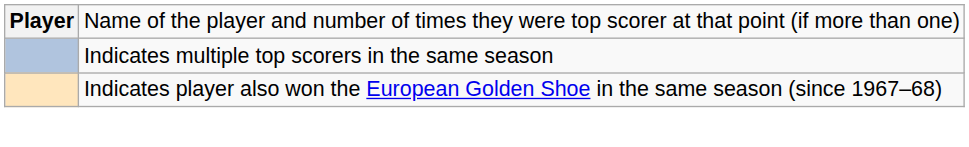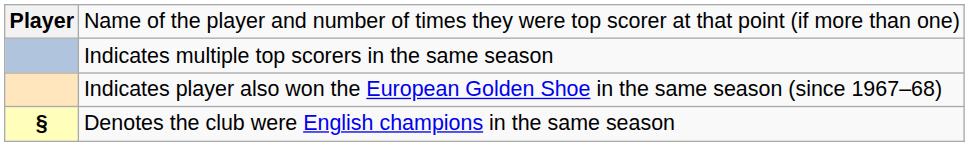+ row: (379, 123)
